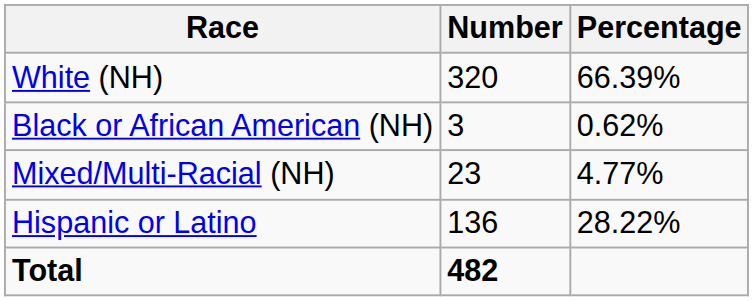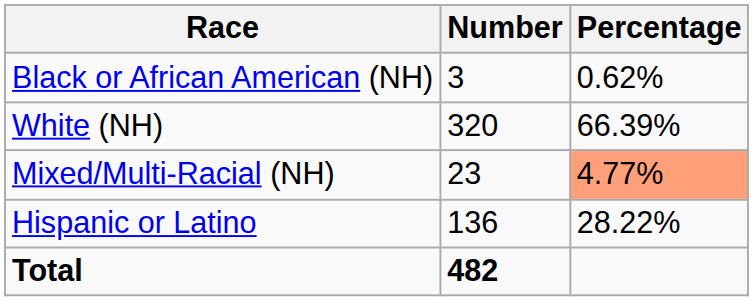rows swapped: (88, 77) <-> (223, 125)
(620, 174) no background -> (620, 174) lightsalmon background
